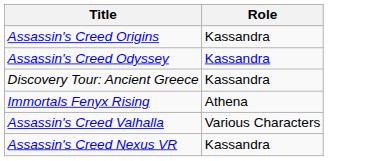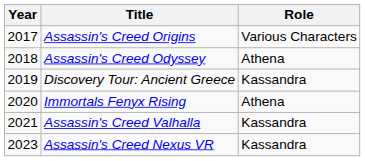+ column: (23, 15)
(237, 36) Kassandra -> (299, 36) Various Characters
(237, 58) Kassandra -> (263, 58) Athena
(263, 123) Various Characters -> (274, 123) Kassandra
